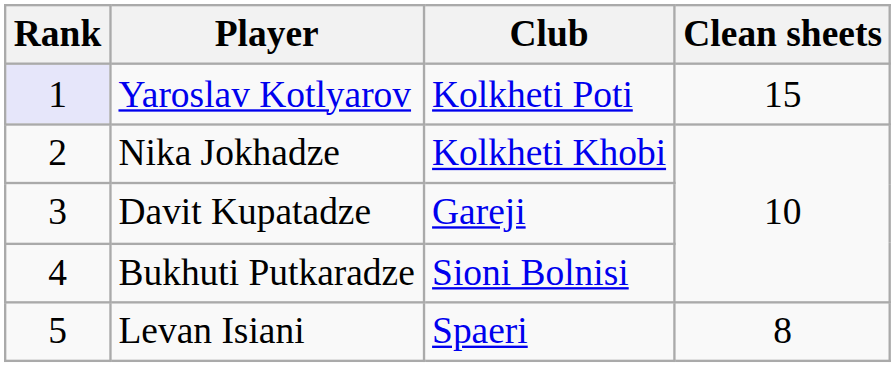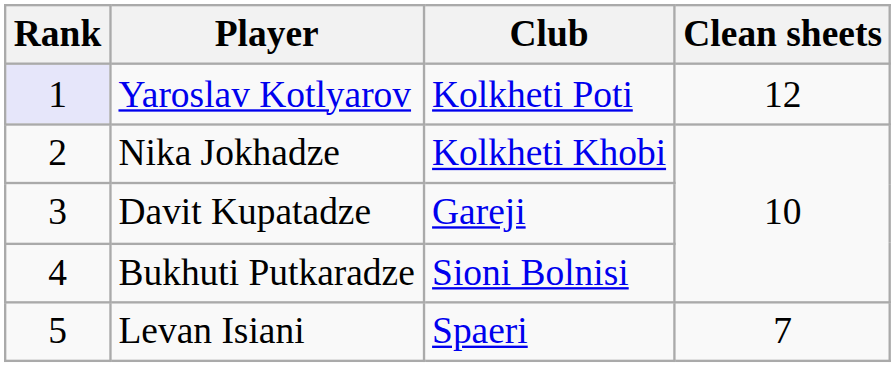(783, 93) 15 -> (783, 93) 12
(783, 331) 8 -> (783, 331) 7
